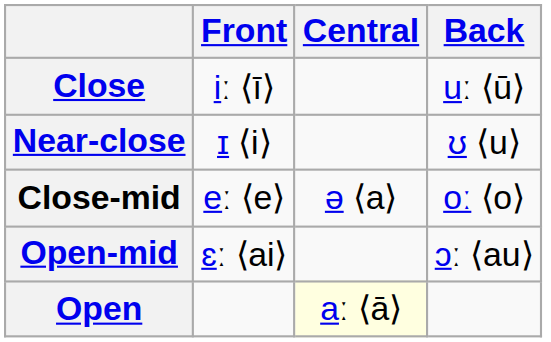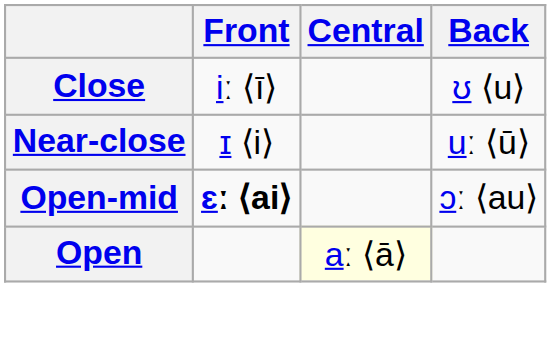(484, 86) uː ⟨ū⟩ -> (489, 86) ʊ ⟨u⟩
(484, 142) ʊ ⟨u⟩ -> (489, 142) uː ⟨ū⟩
- row: (99, 197)
(244, 253) normal -> (247, 198) bold
